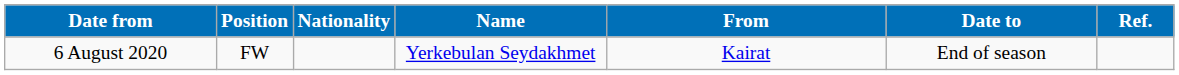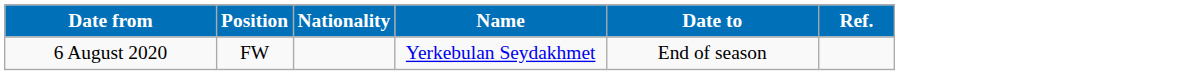- column: (746, 20)
